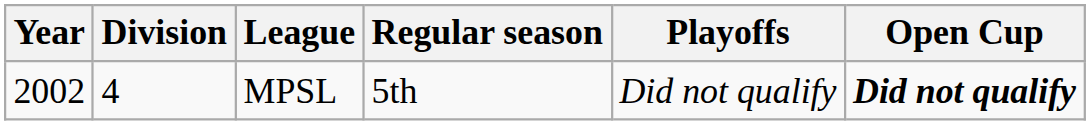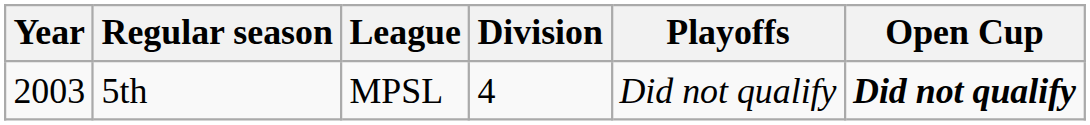columns swapped: (164, 32) <-> (487, 32)
(49, 89) 2002 -> (49, 89) 2003
